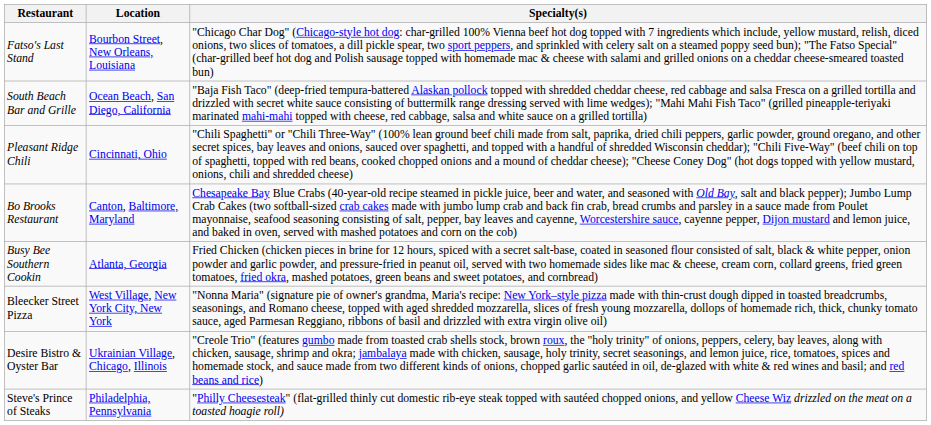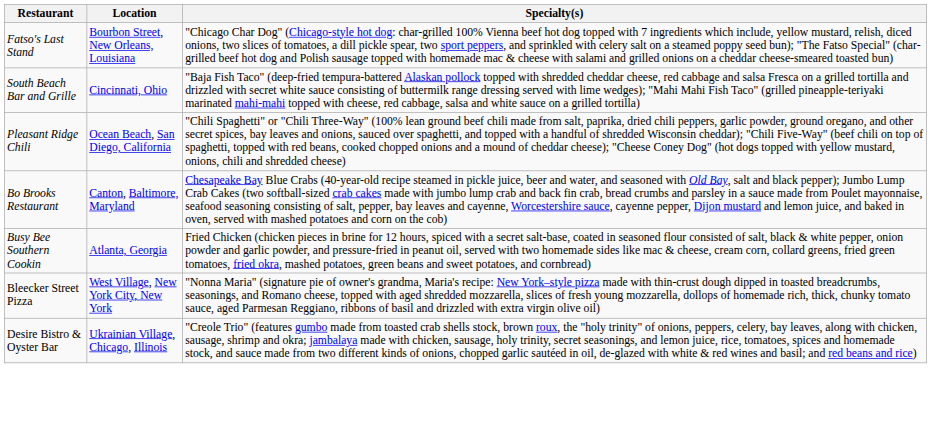(132, 103) Ocean Beach, San Diego, California -> (128, 90) Cincinnati, Ohio
(128, 154) Cincinnati, Ohio -> (132, 141) Ocean Beach, San Diego, California
- row: (40, 405)
